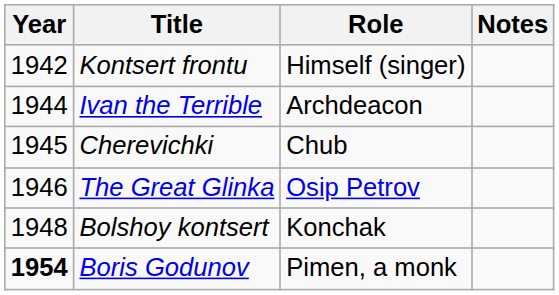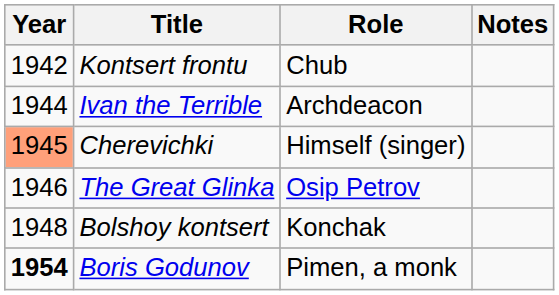(376, 65) Himself (singer) -> (317, 65) Chub
(39, 146) no background -> (39, 146) lightsalmon background
(317, 146) Chub -> (376, 146) Himself (singer)
